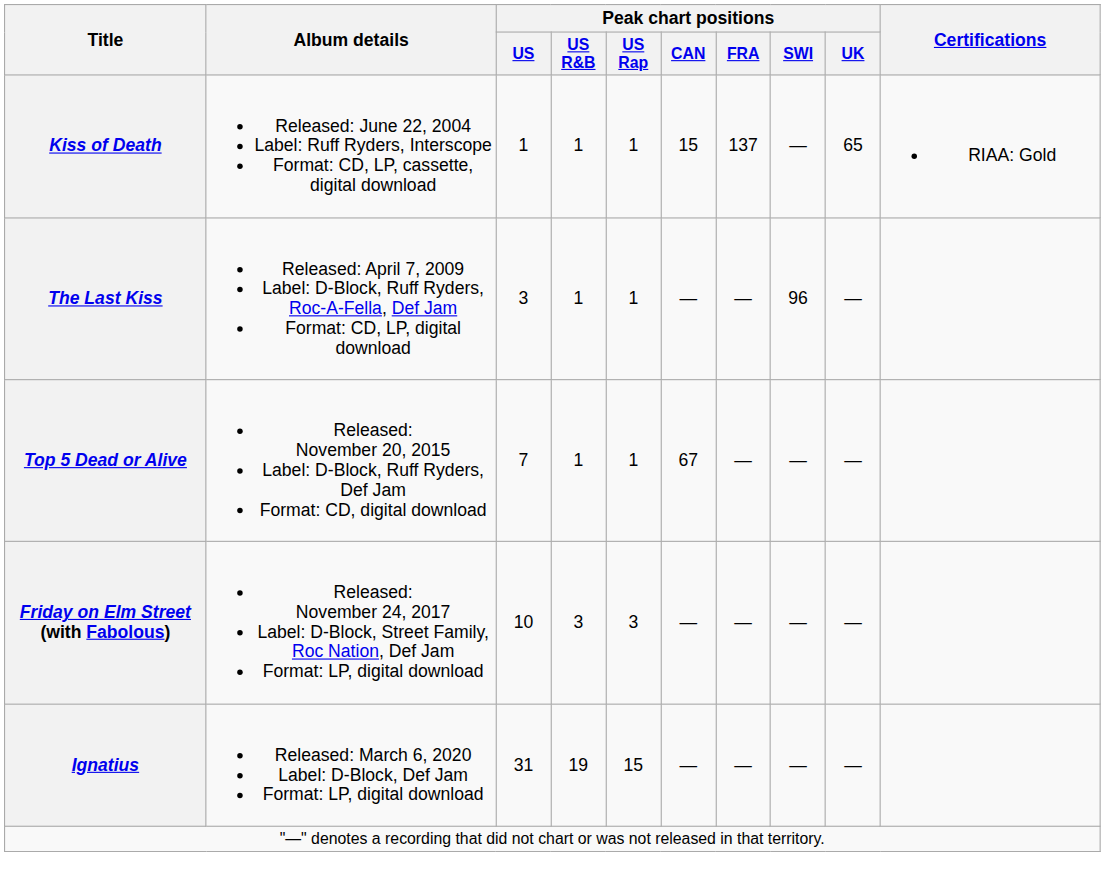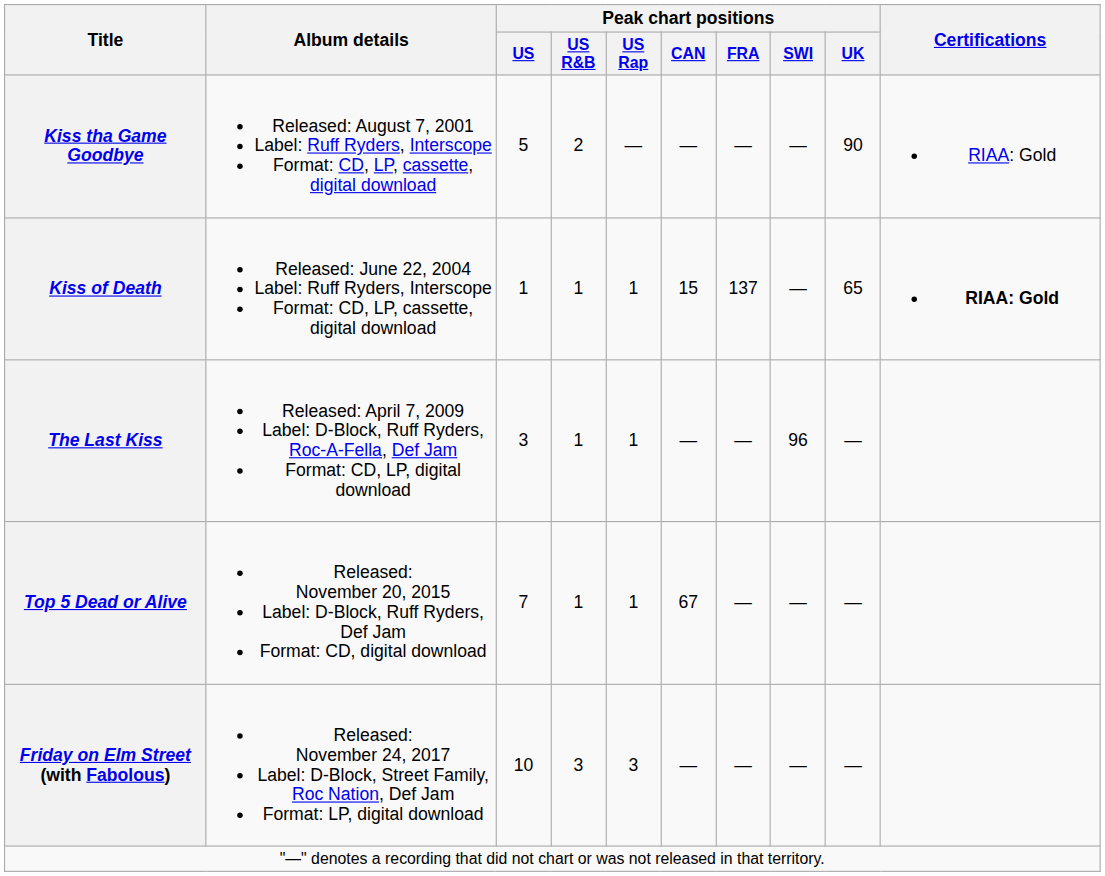+ row: (105, 146)
(990, 156) normal -> (990, 298) bold
- row: (105, 764)
